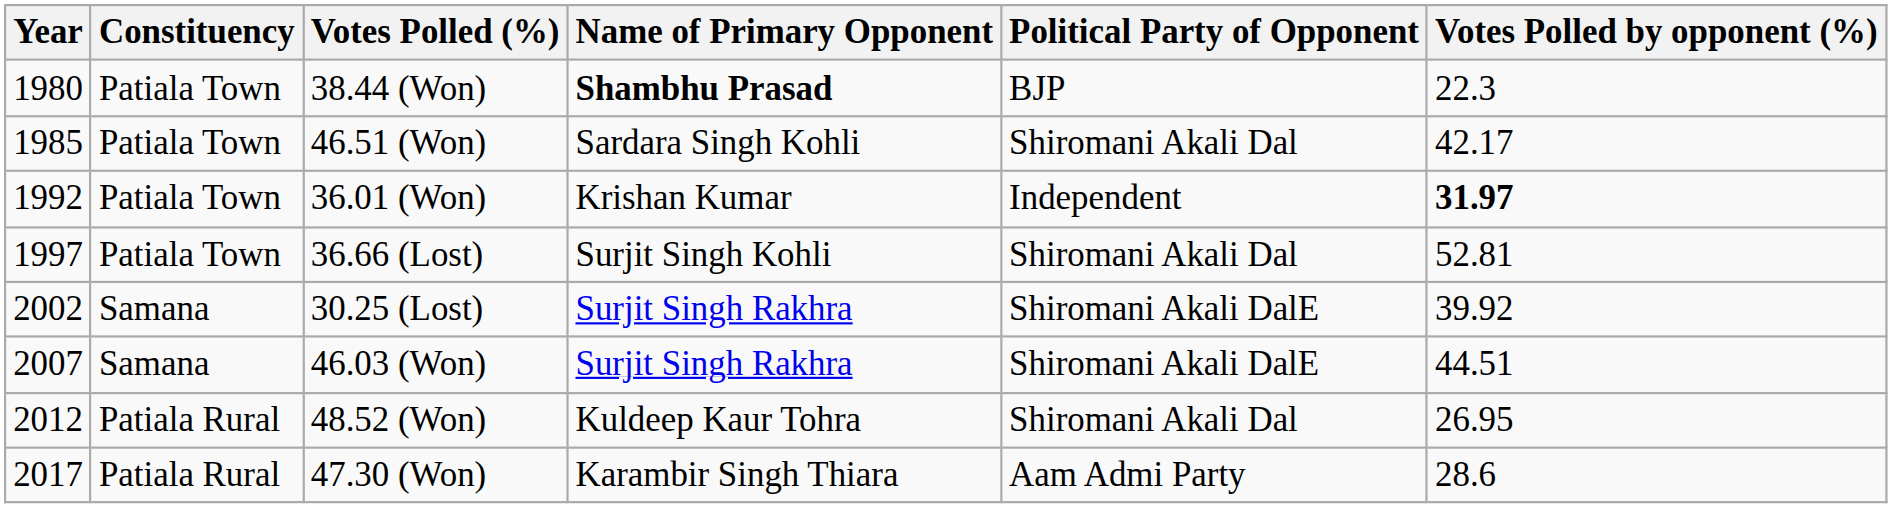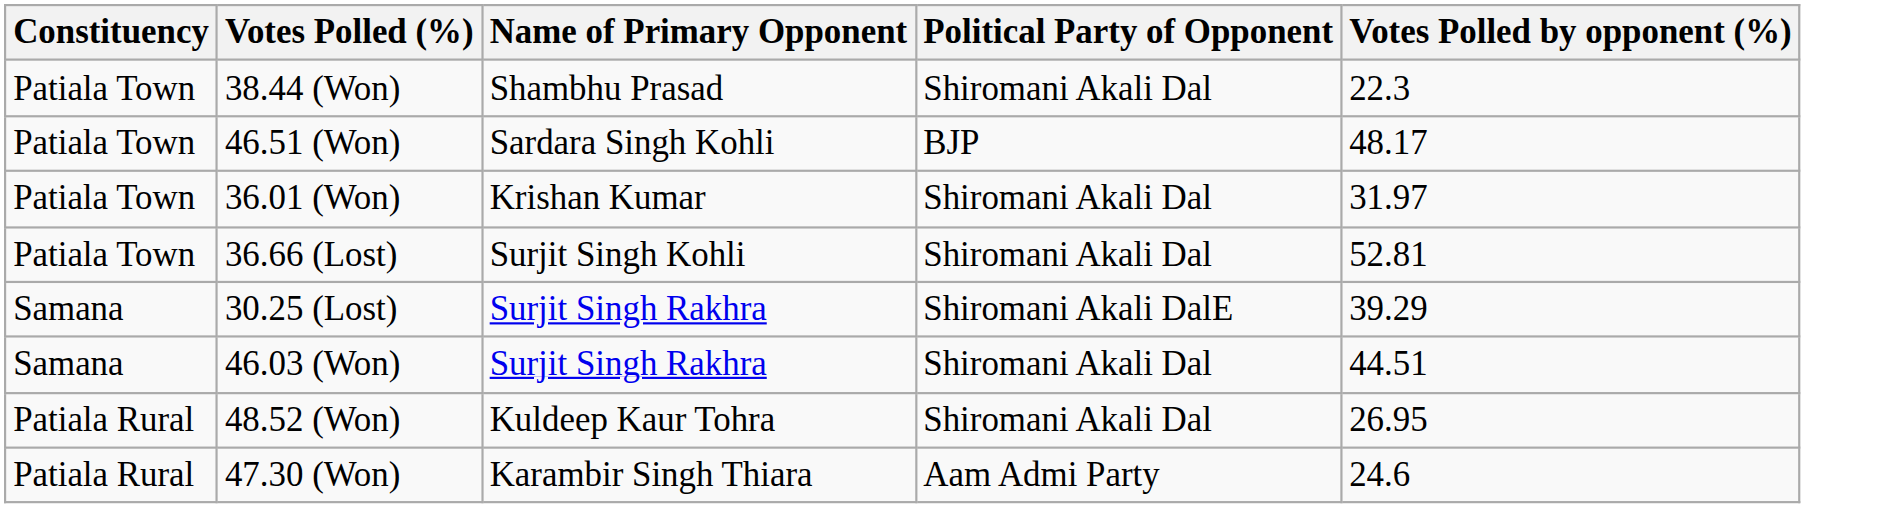- column: (48, 32)
(704, 87) bold -> (606, 87) normal
(1037, 87) BJP -> (1068, 87) Shiromani Akali Dal
(1153, 142) Shiromani Akali Dal -> (951, 142) BJP
(1474, 142) 42.17 -> (1388, 142) 48.17
(1095, 198) Independent -> (1068, 198) Shiromani Akali Dal
(1474, 198) bold -> (1388, 198) normal
(1474, 308) 39.92 -> (1388, 308) 39.29
(1164, 364) Shiromani Akali DalE -> (1068, 364) Shiromani Akali Dal
(1466, 474) 28.6 -> (1380, 474) 24.6
